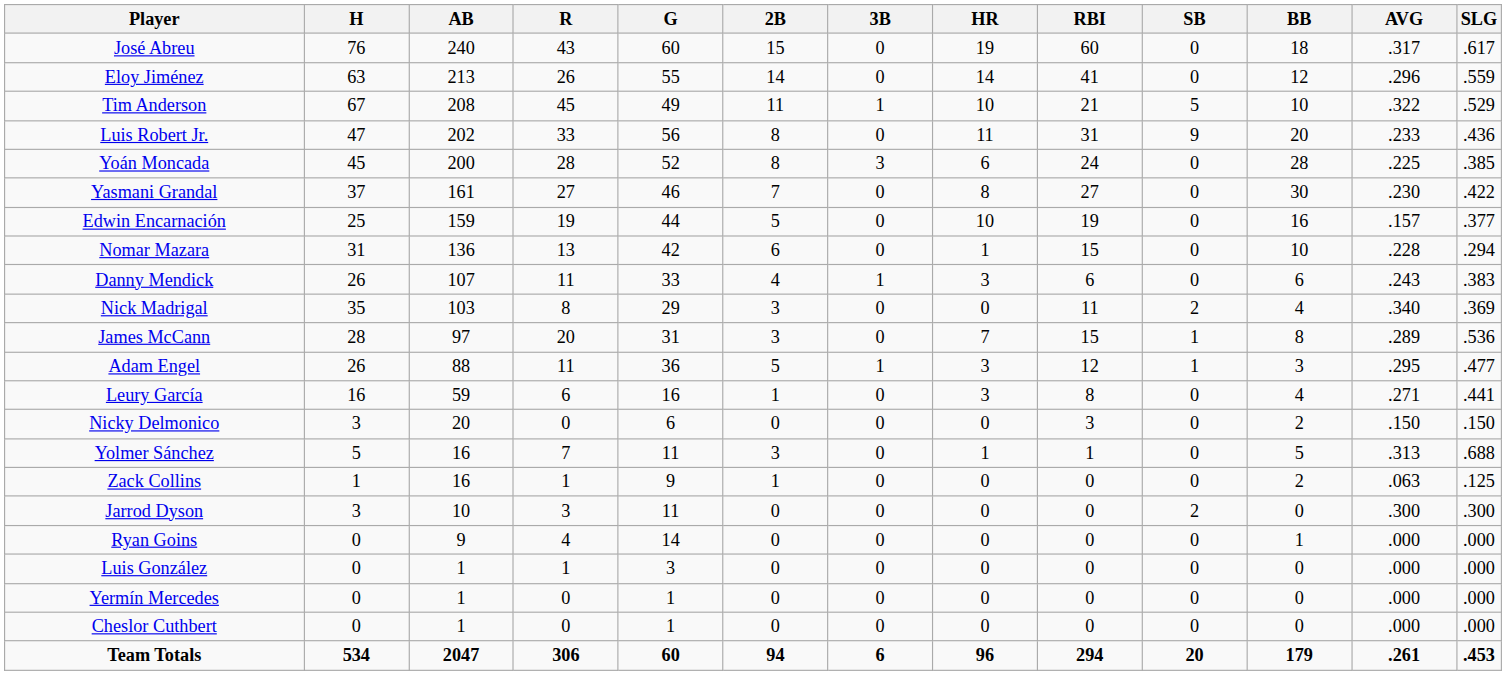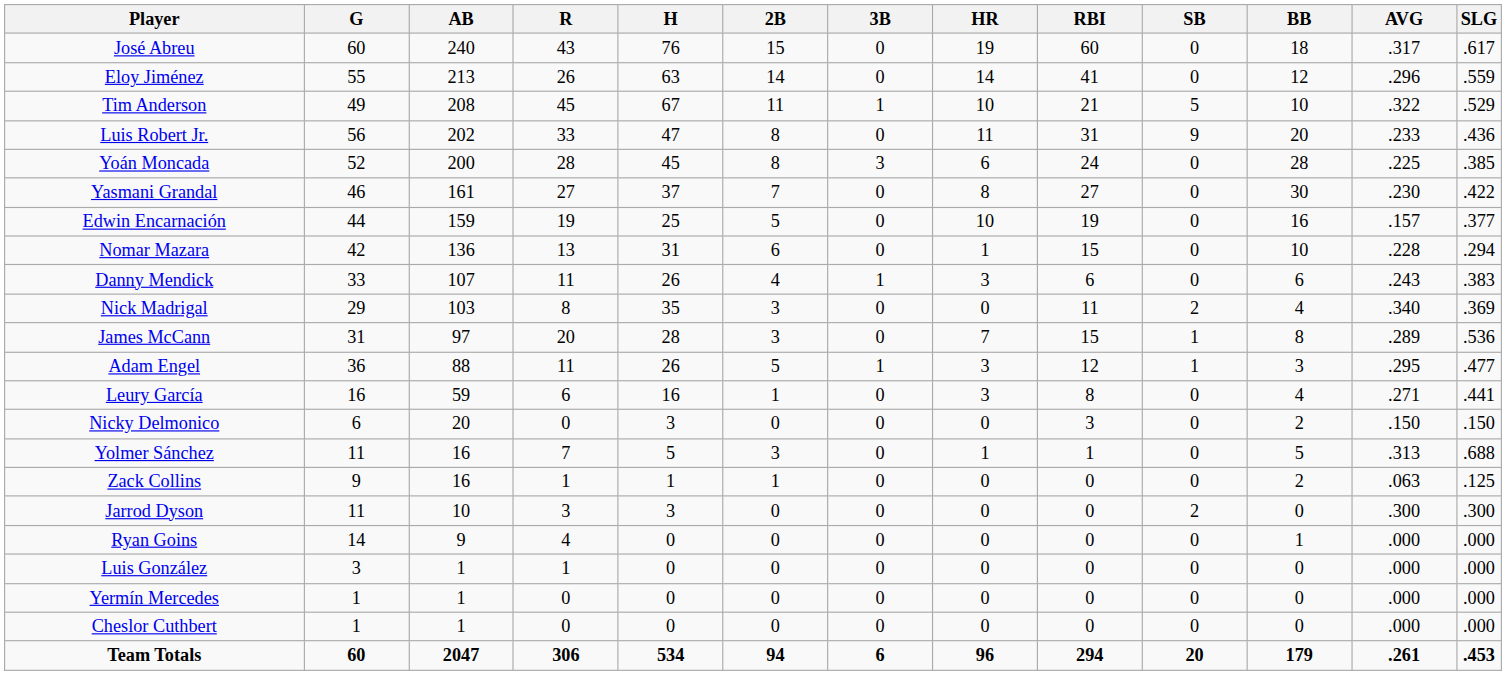columns swapped: (671, 18) <-> (356, 18)
